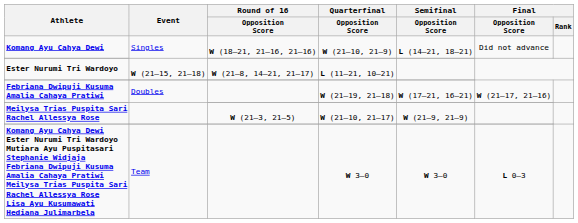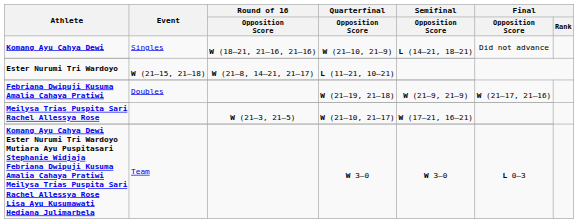(436, 96) W (17–21, 16–21) -> (436, 96) W (21–9, 21–9)
(436, 118) W (21–9, 21–9) -> (436, 118) W (17–21, 16–21)
